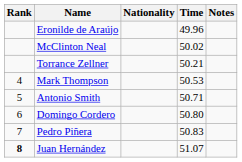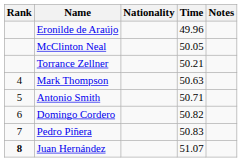(192, 47) 50.02 -> (192, 47) 50.05
(192, 81) 50.53 -> (192, 81) 50.63
(192, 115) 50.80 -> (192, 115) 50.82
